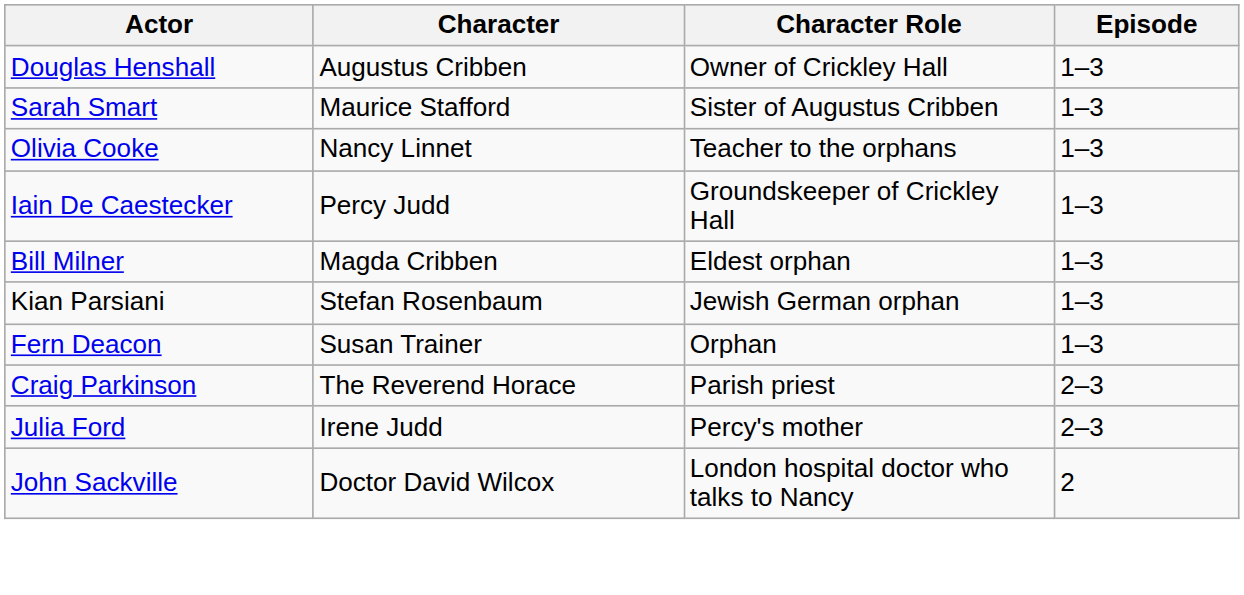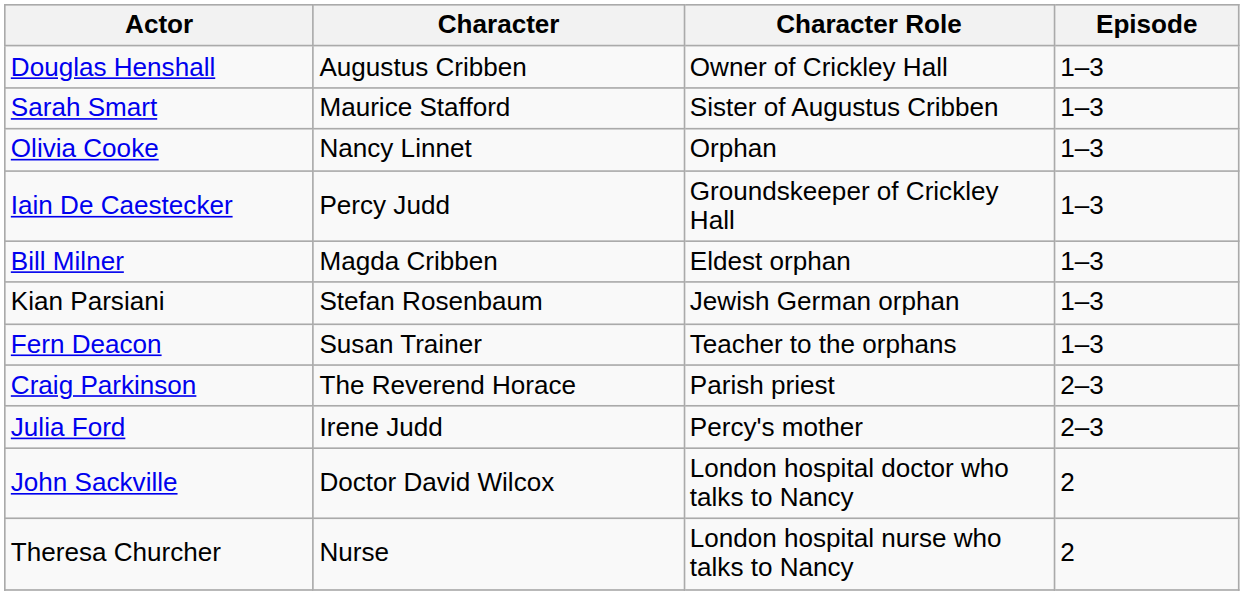(823, 149) Teacher to the orphans -> (733, 149) Orphan
(733, 344) Orphan -> (823, 344) Teacher to the orphans
+ row: (116, 553)
